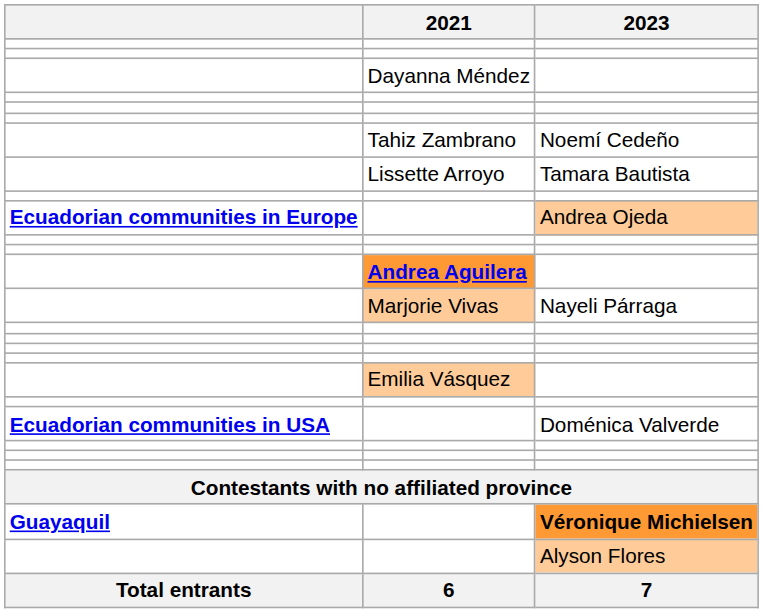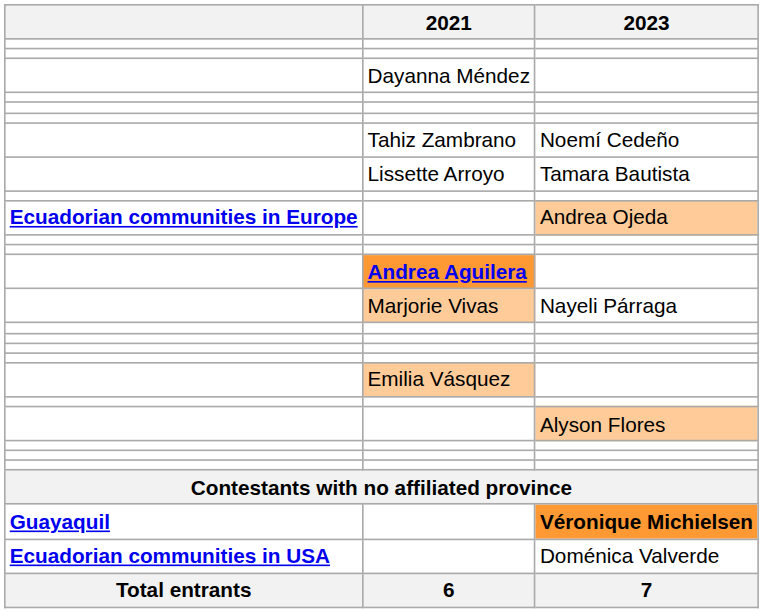rows swapped: (449, 556) <-> (449, 424)
